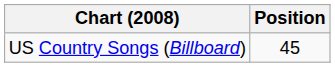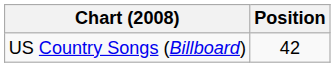(290, 47) 45 -> (290, 47) 42
